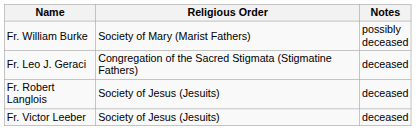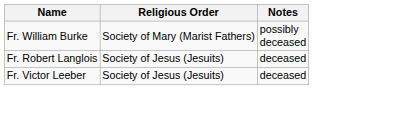- row: (46, 65)
